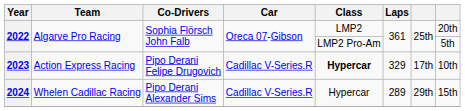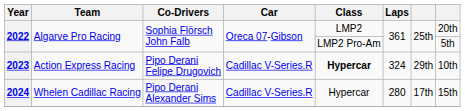(397, 66) 329 -> (397, 66) 324
(423, 66) 17th -> (423, 66) 29th
(397, 93) 289 -> (397, 93) 280
(423, 93) 29th -> (423, 93) 17th
